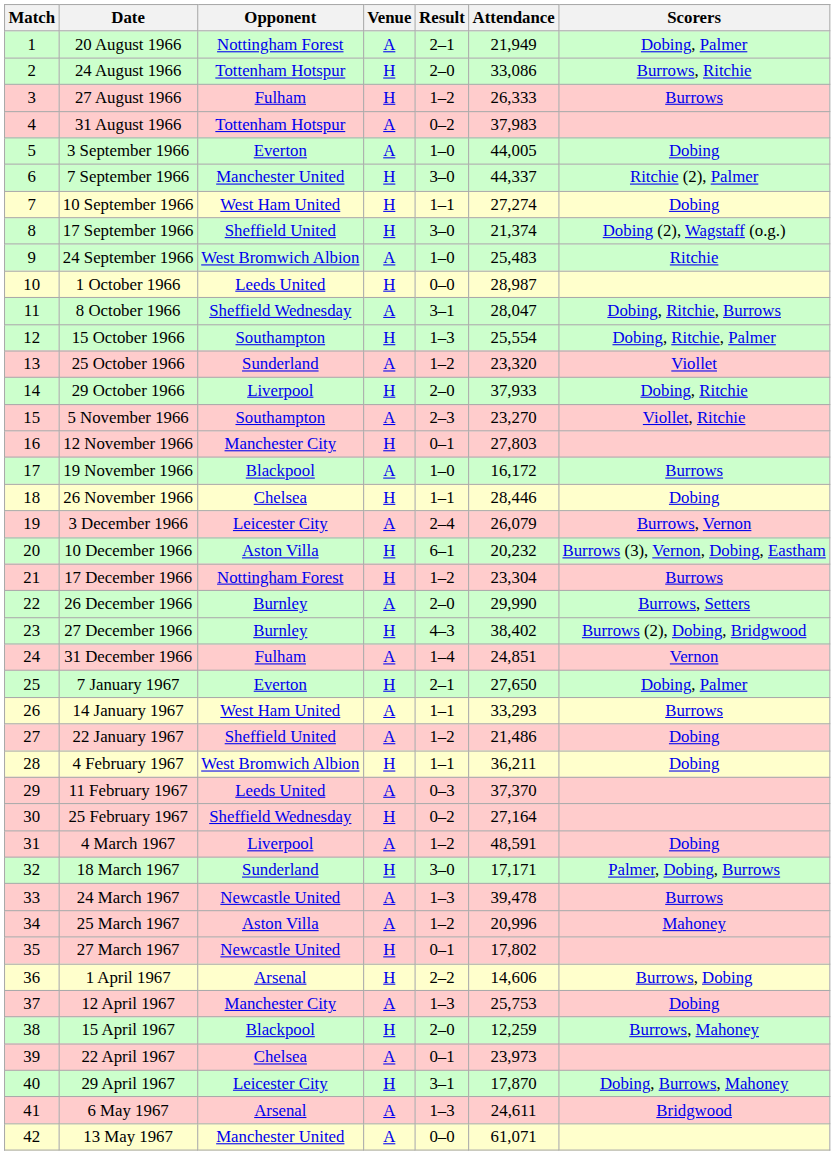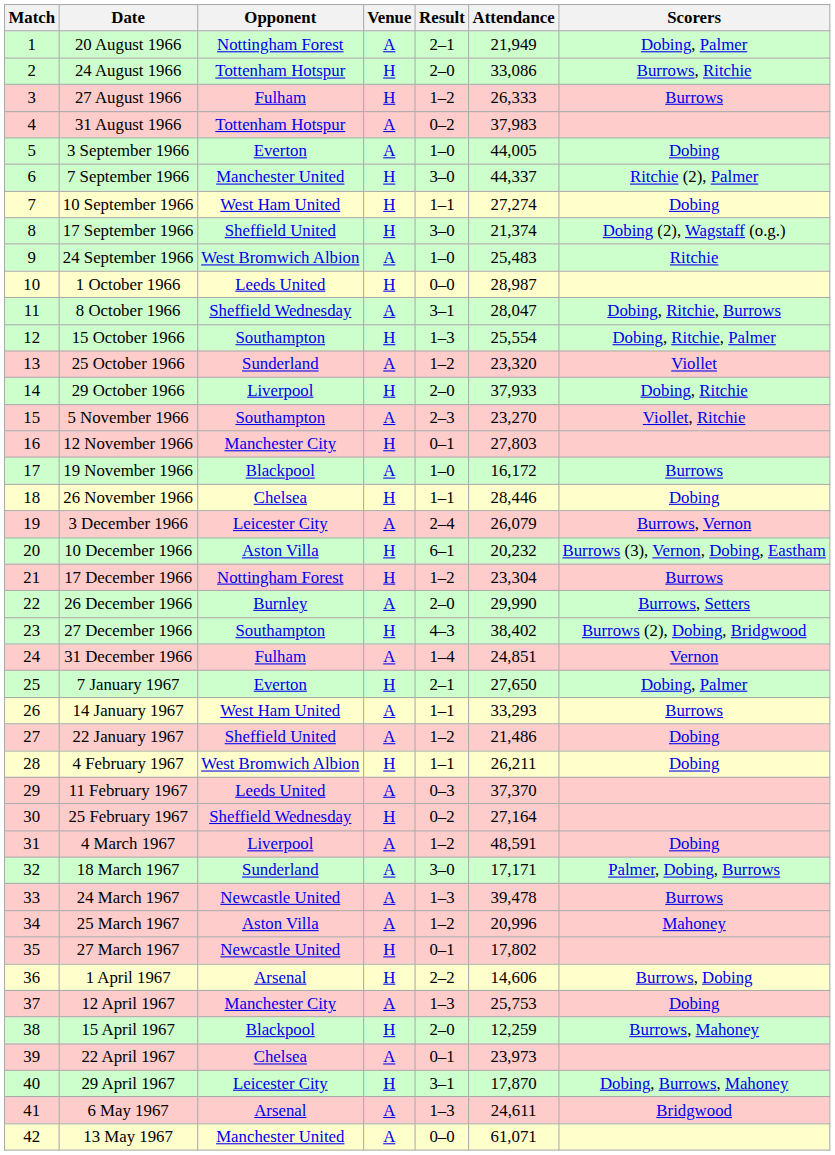(280, 630) Burnley -> (280, 630) Southampton
(514, 763) 36,211 -> (514, 763) 26,211
(389, 870) H -> (389, 870) A
